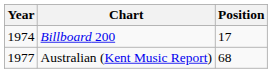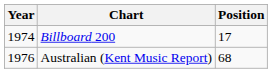(21, 57) 1977 -> (21, 57) 1976
